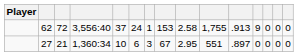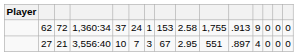(91, 28) 3,556:40 -> (91, 28) 1,360:34
(91, 43) 1,360:34 -> (91, 43) 3,556:40
(136, 43) 6 -> (136, 43) 7
(258, 43) 0 -> (258, 43) 4
